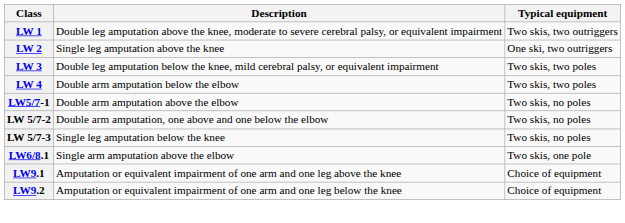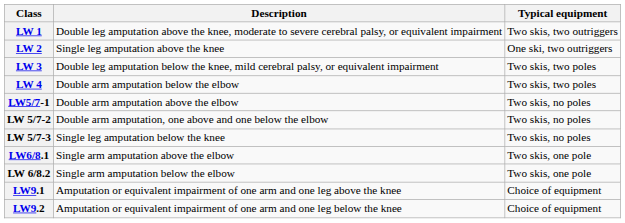+ row: (29, 173)
